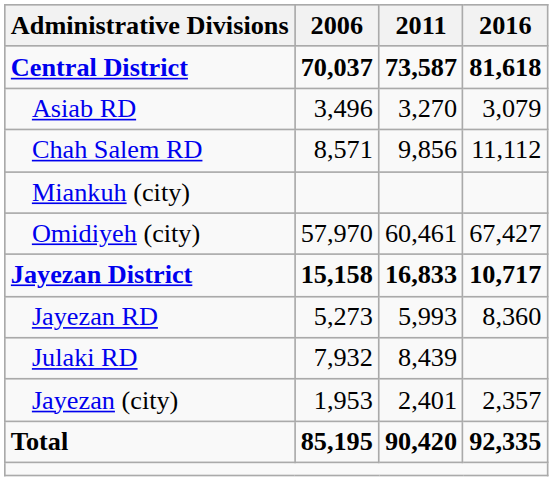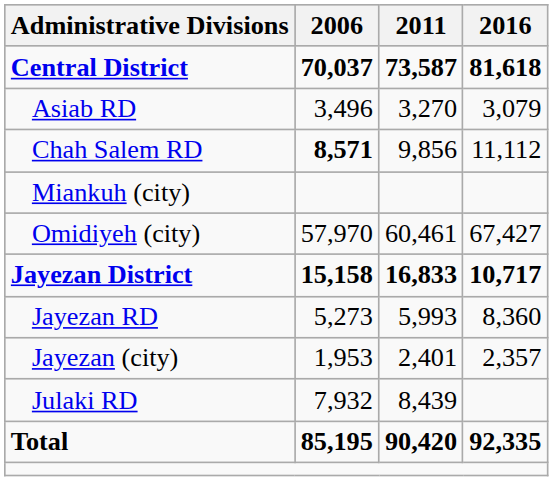(343, 150) normal -> (343, 150) bold
rows swapped: (85, 358) <-> (105, 399)
